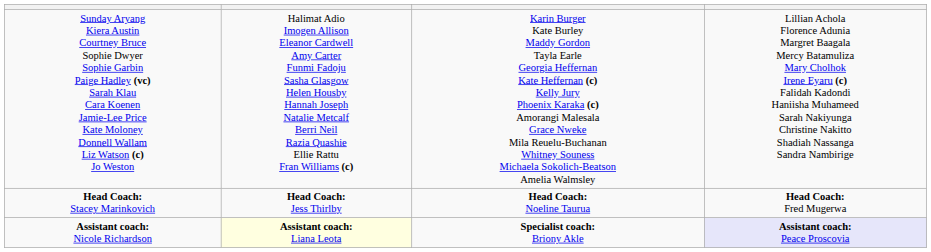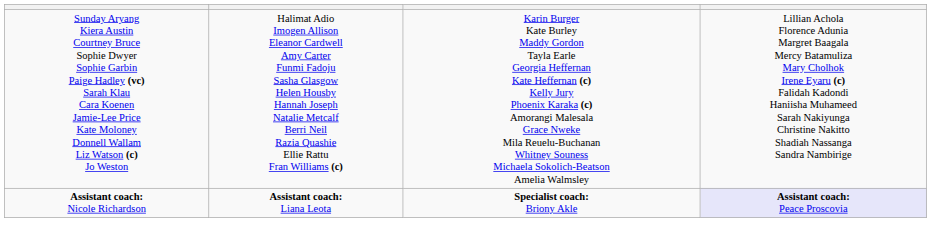- row: (113, 203)
(316, 233) lightyellow background -> (306, 203) no background
